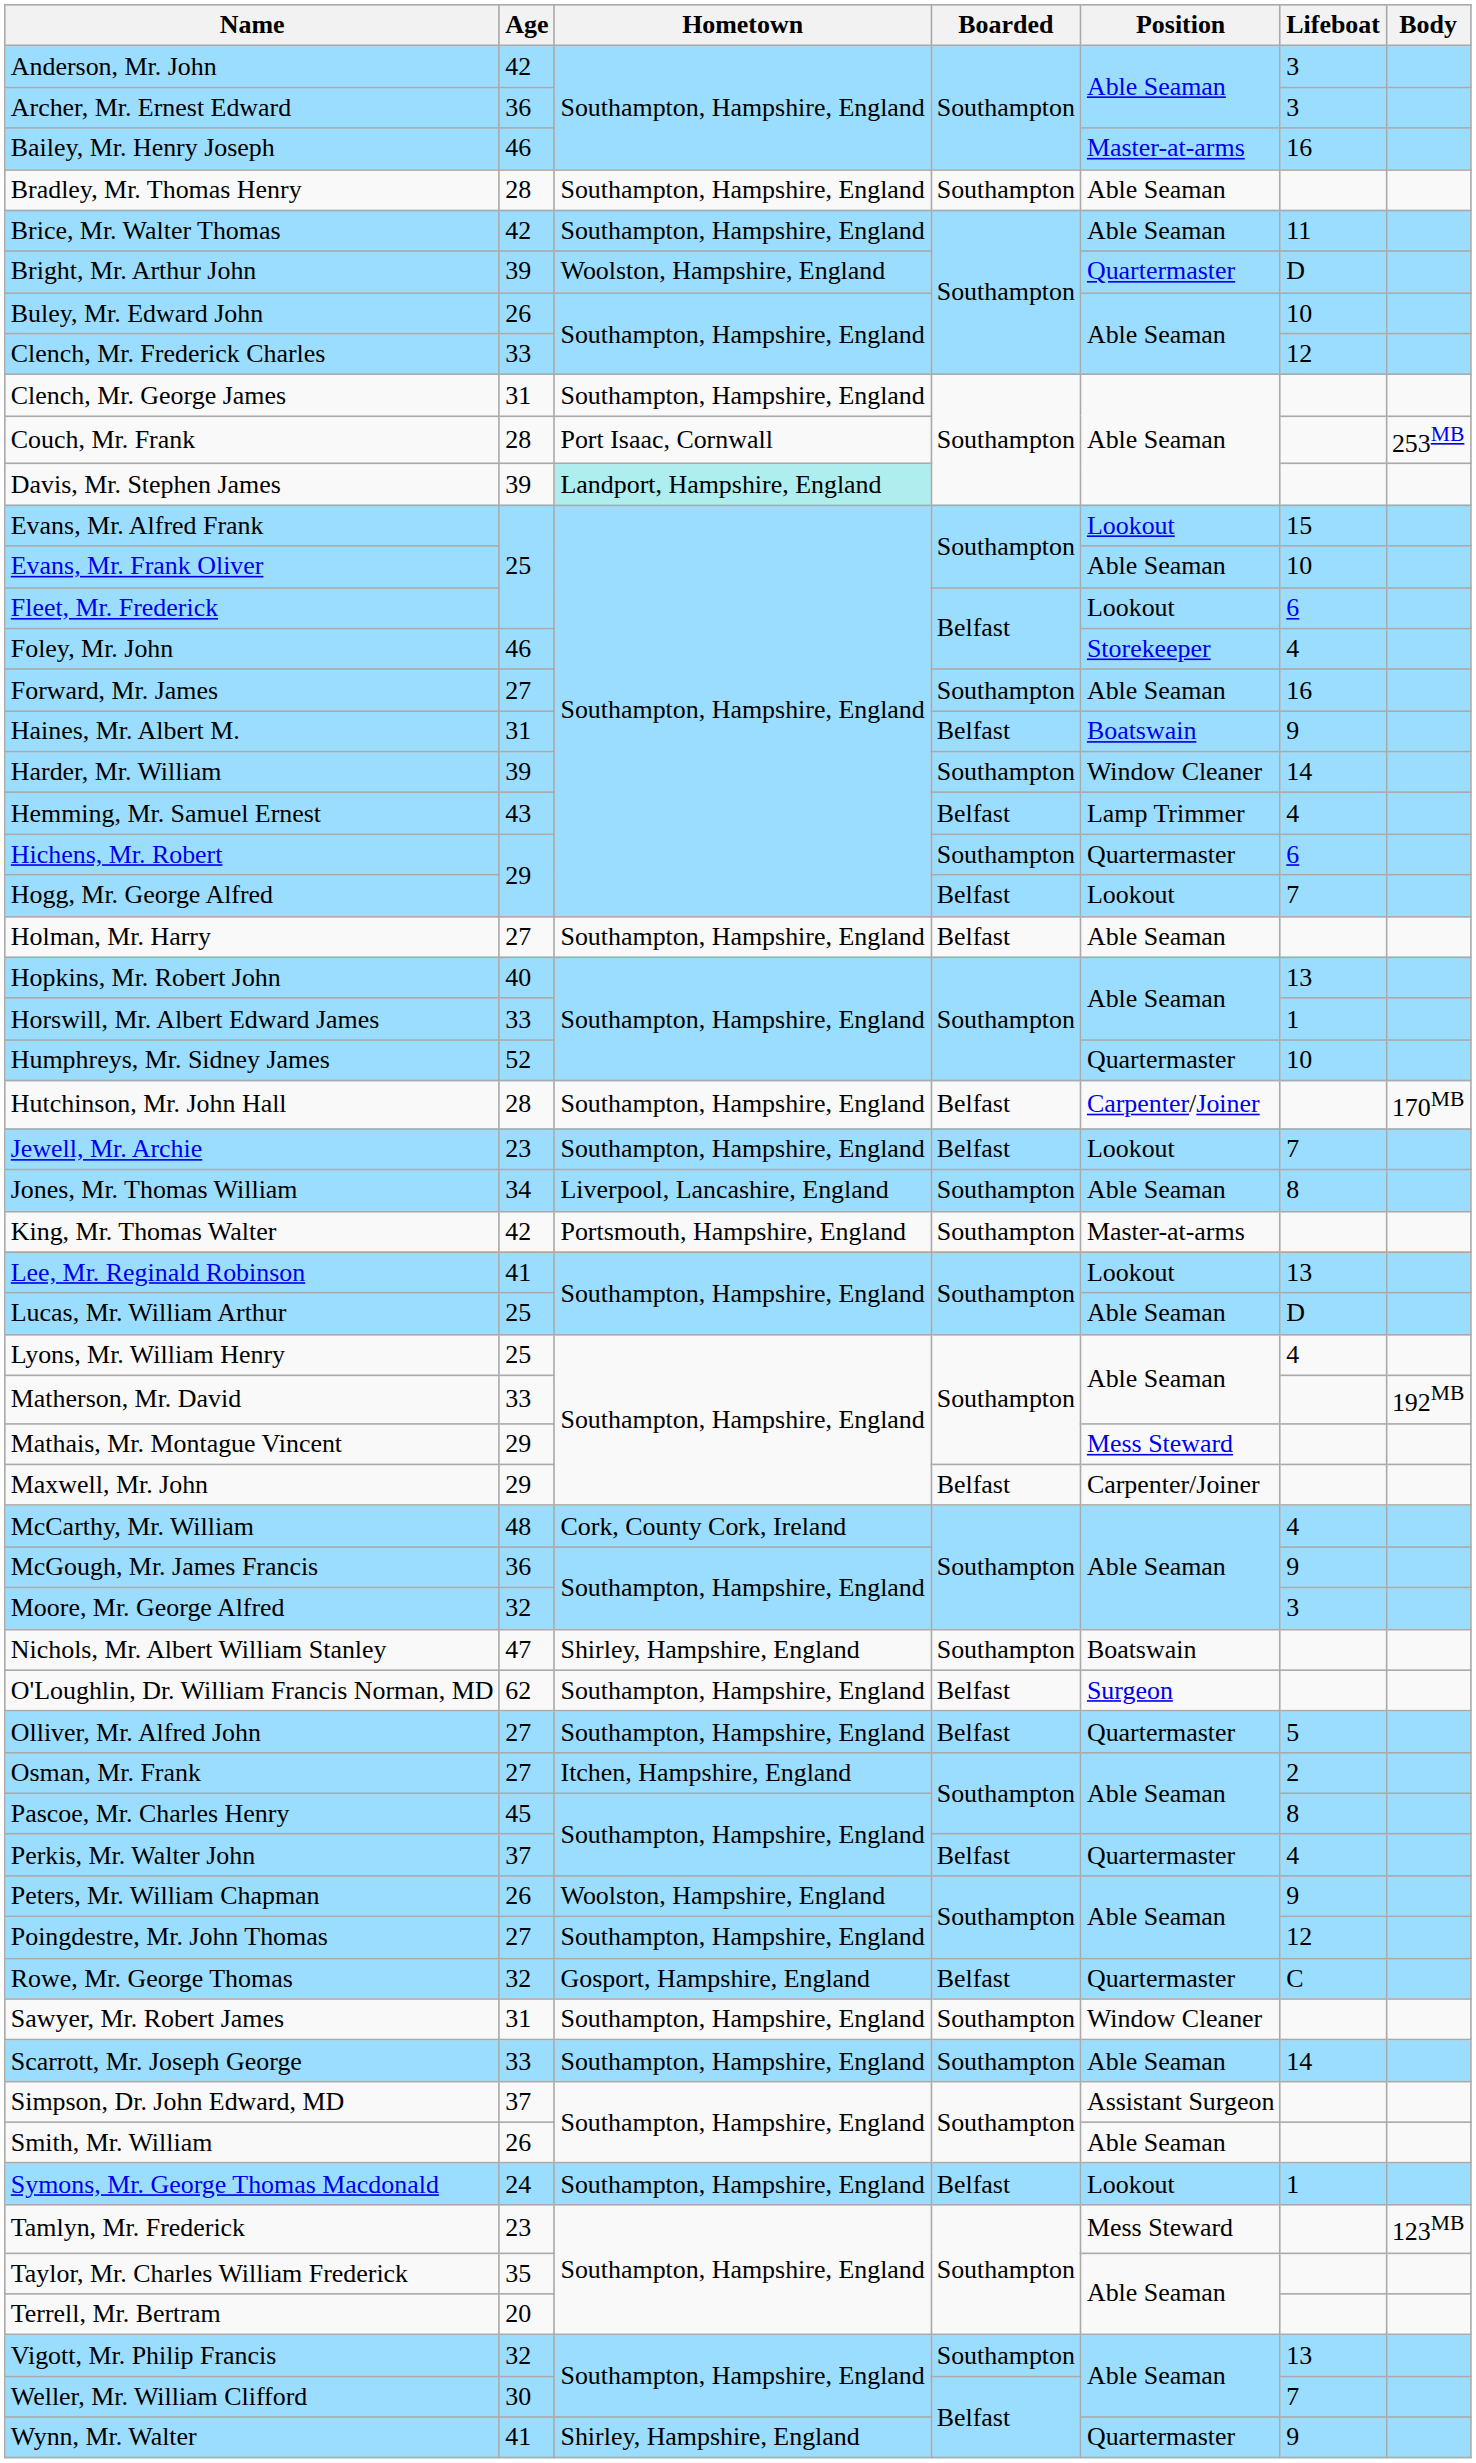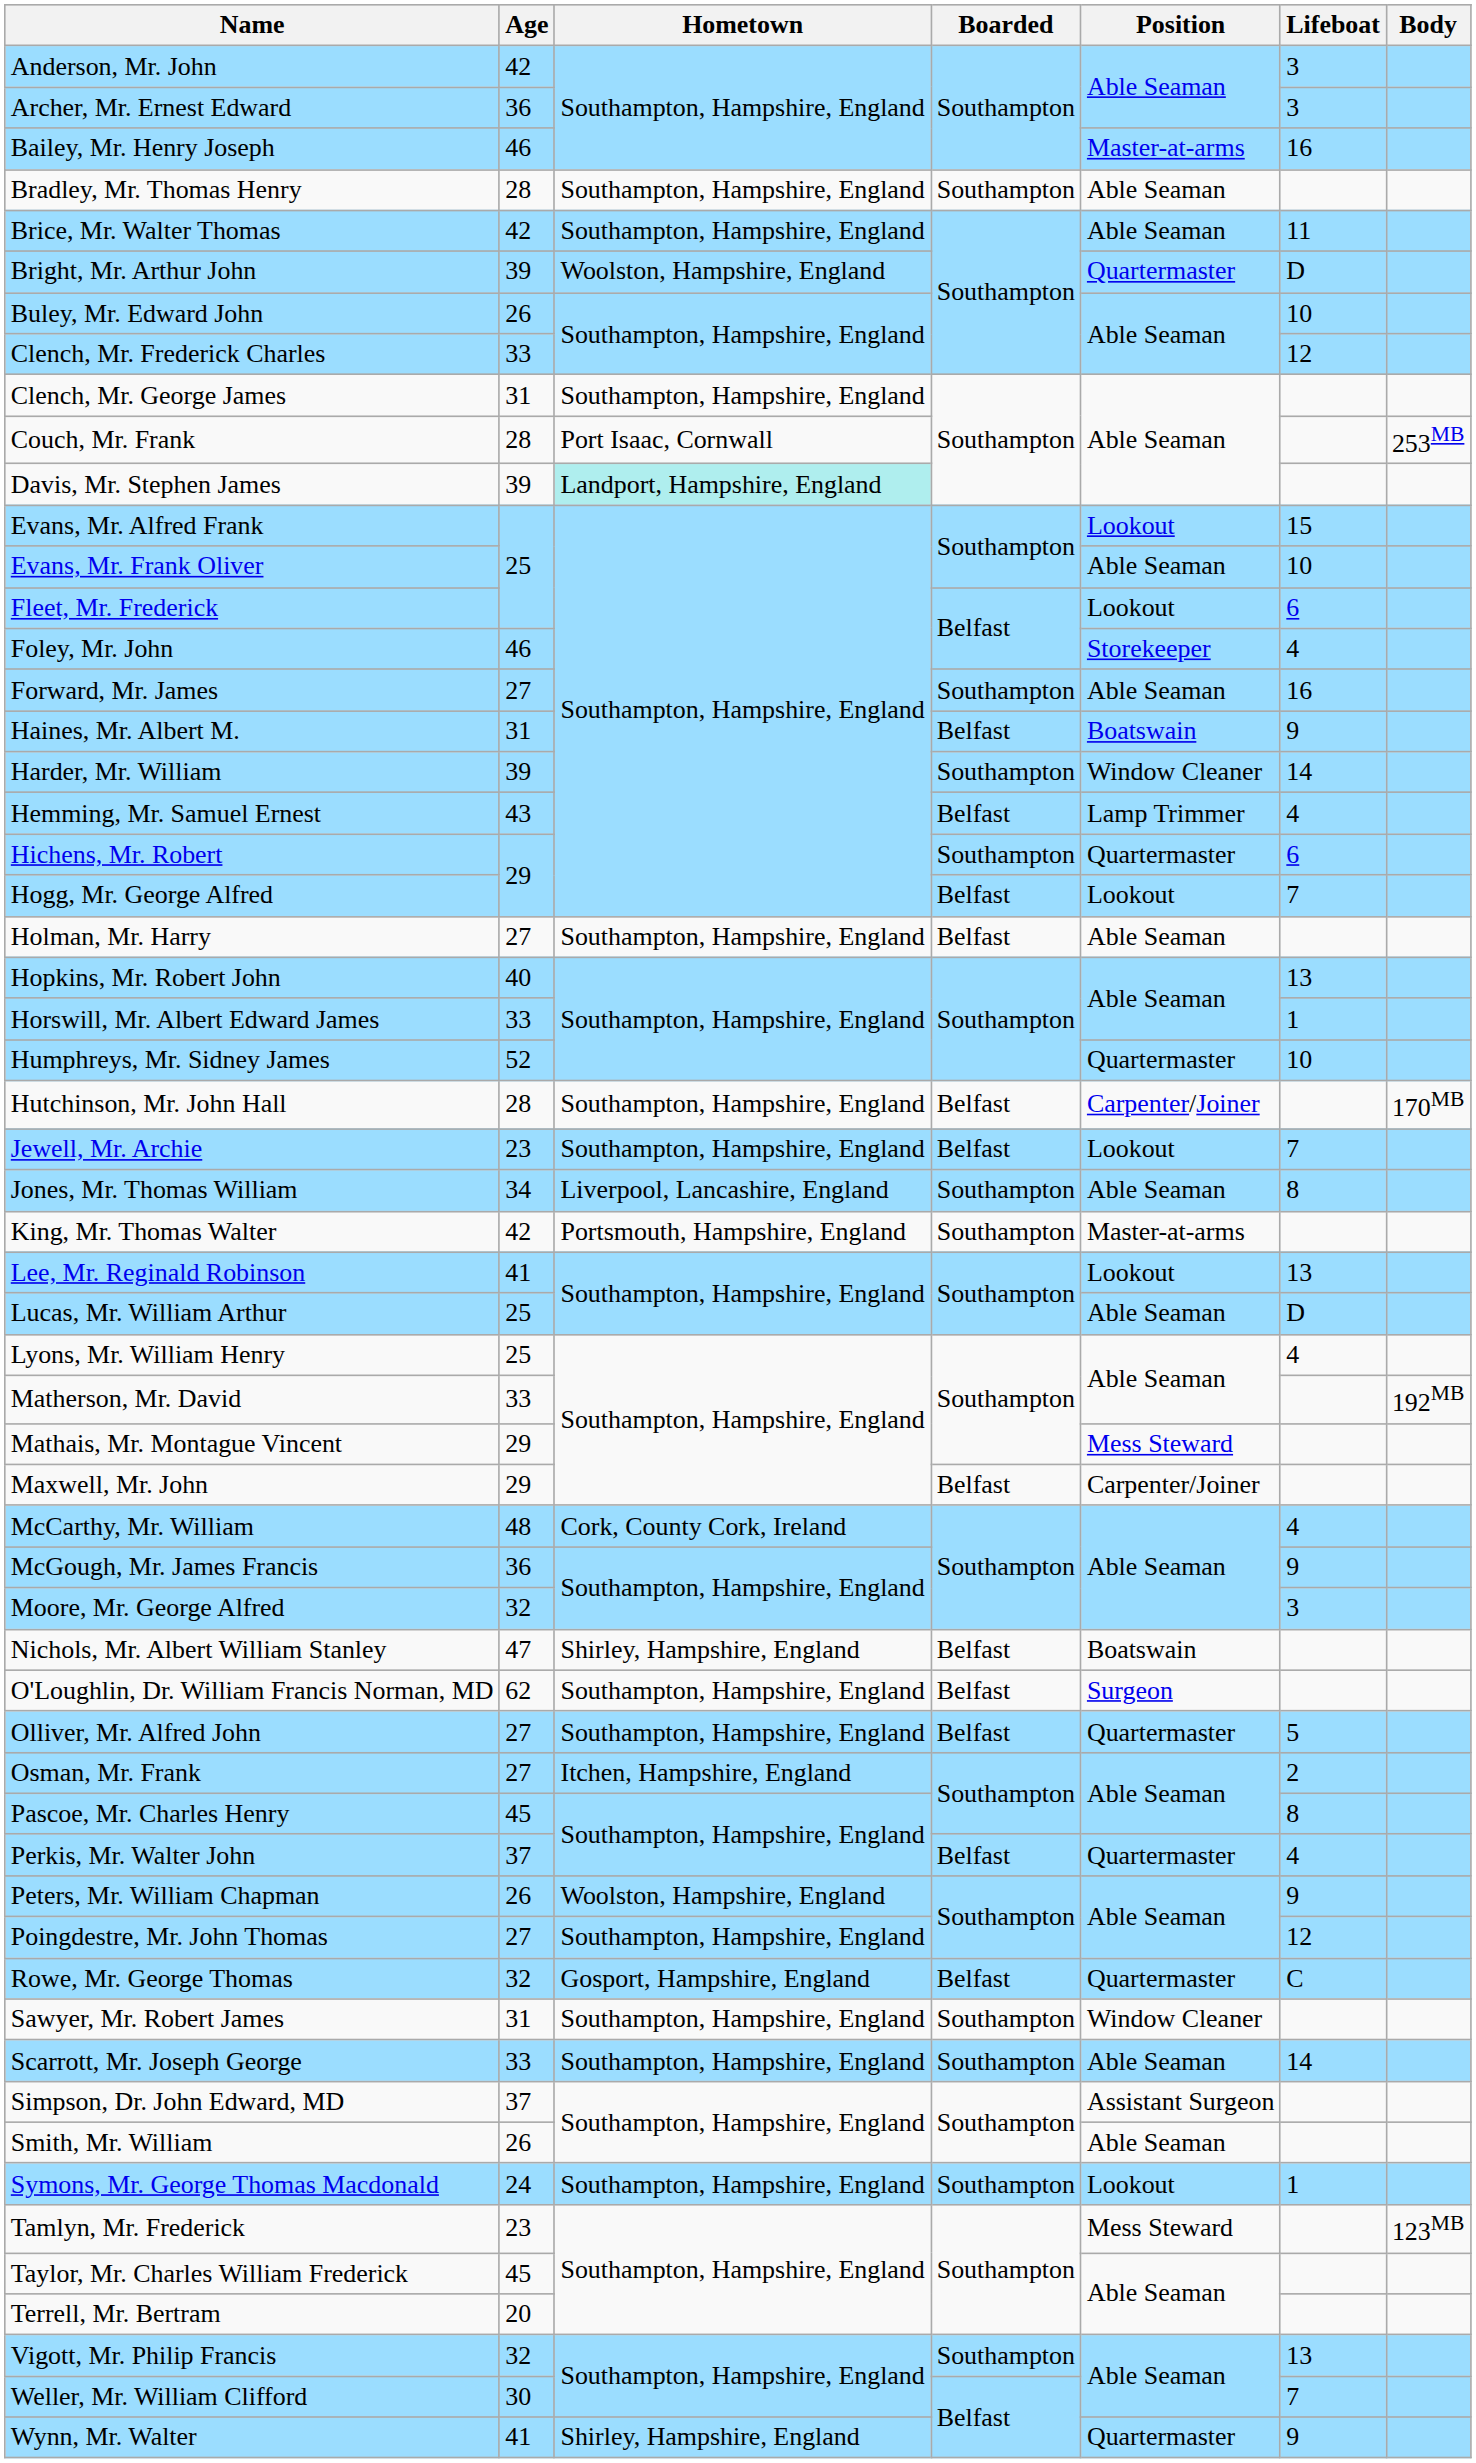(1006, 1649) Southampton -> (973, 1649) Belfast
(973, 2183) Belfast -> (1006, 2183) Southampton
(518, 2272) 35 -> (518, 2272) 45
